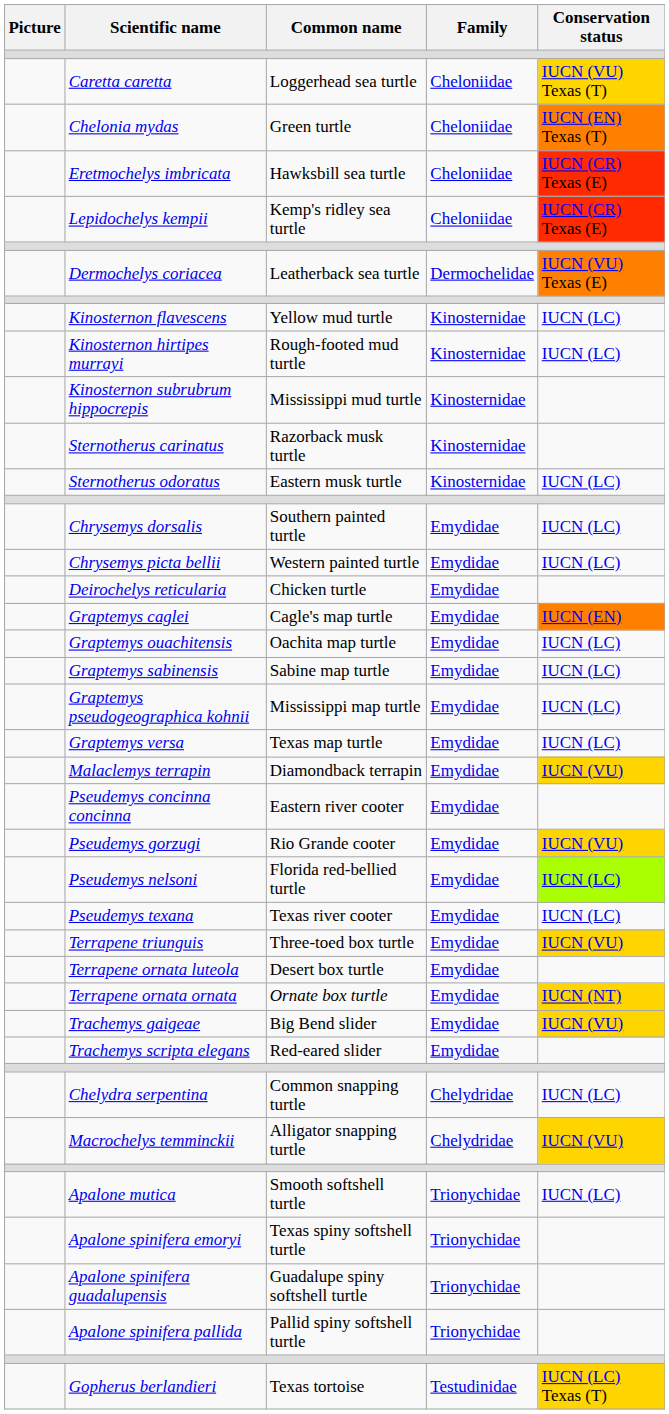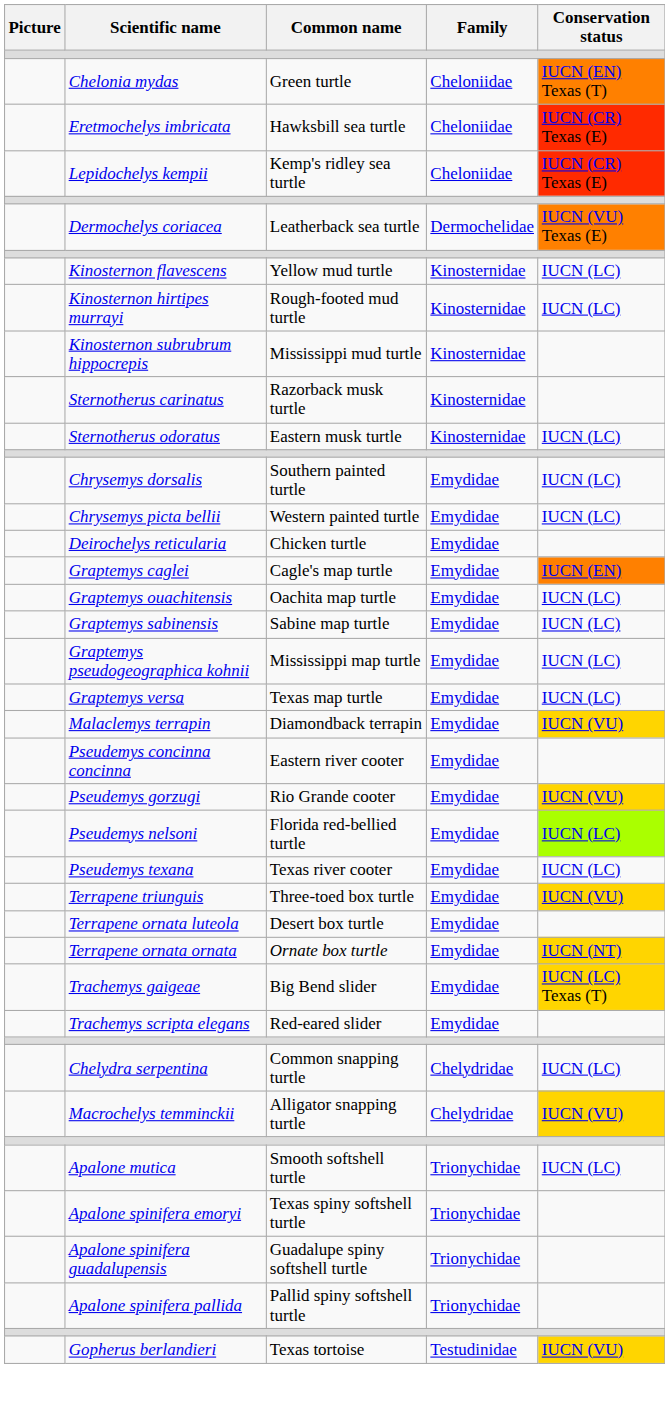- row: (120, 81)
(583, 1023) IUCN (VU) -> (581, 987) IUCN (LC) Texas (T)
(581, 1386) IUCN (LC) Texas (T) -> (583, 1349) IUCN (VU)
